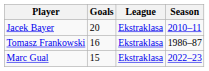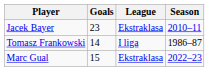(95, 27) 20 -> (95, 27) 23
(95, 43) 16 -> (95, 43) 14
(141, 43) Ekstraklasa -> (128, 43) I liga
